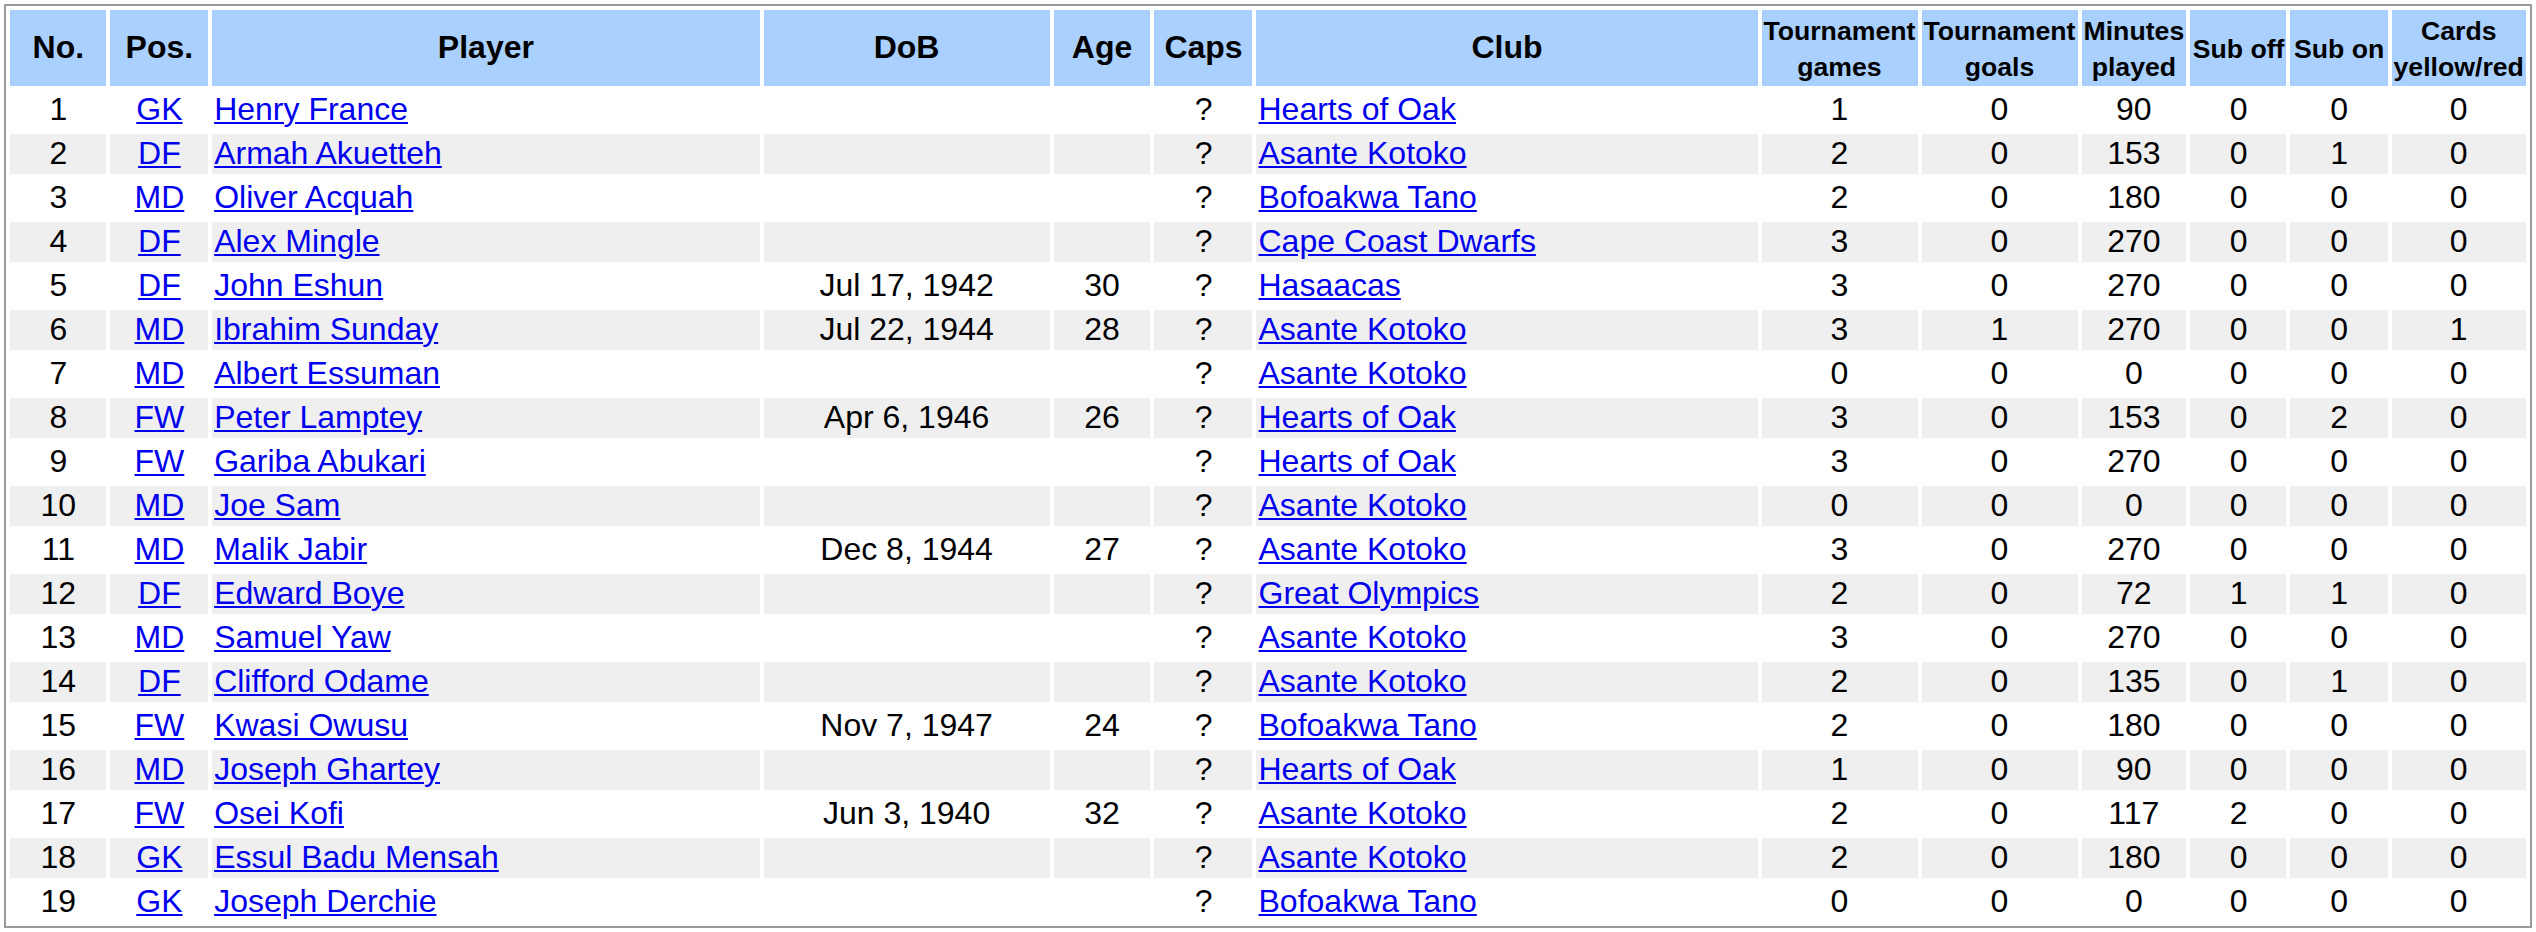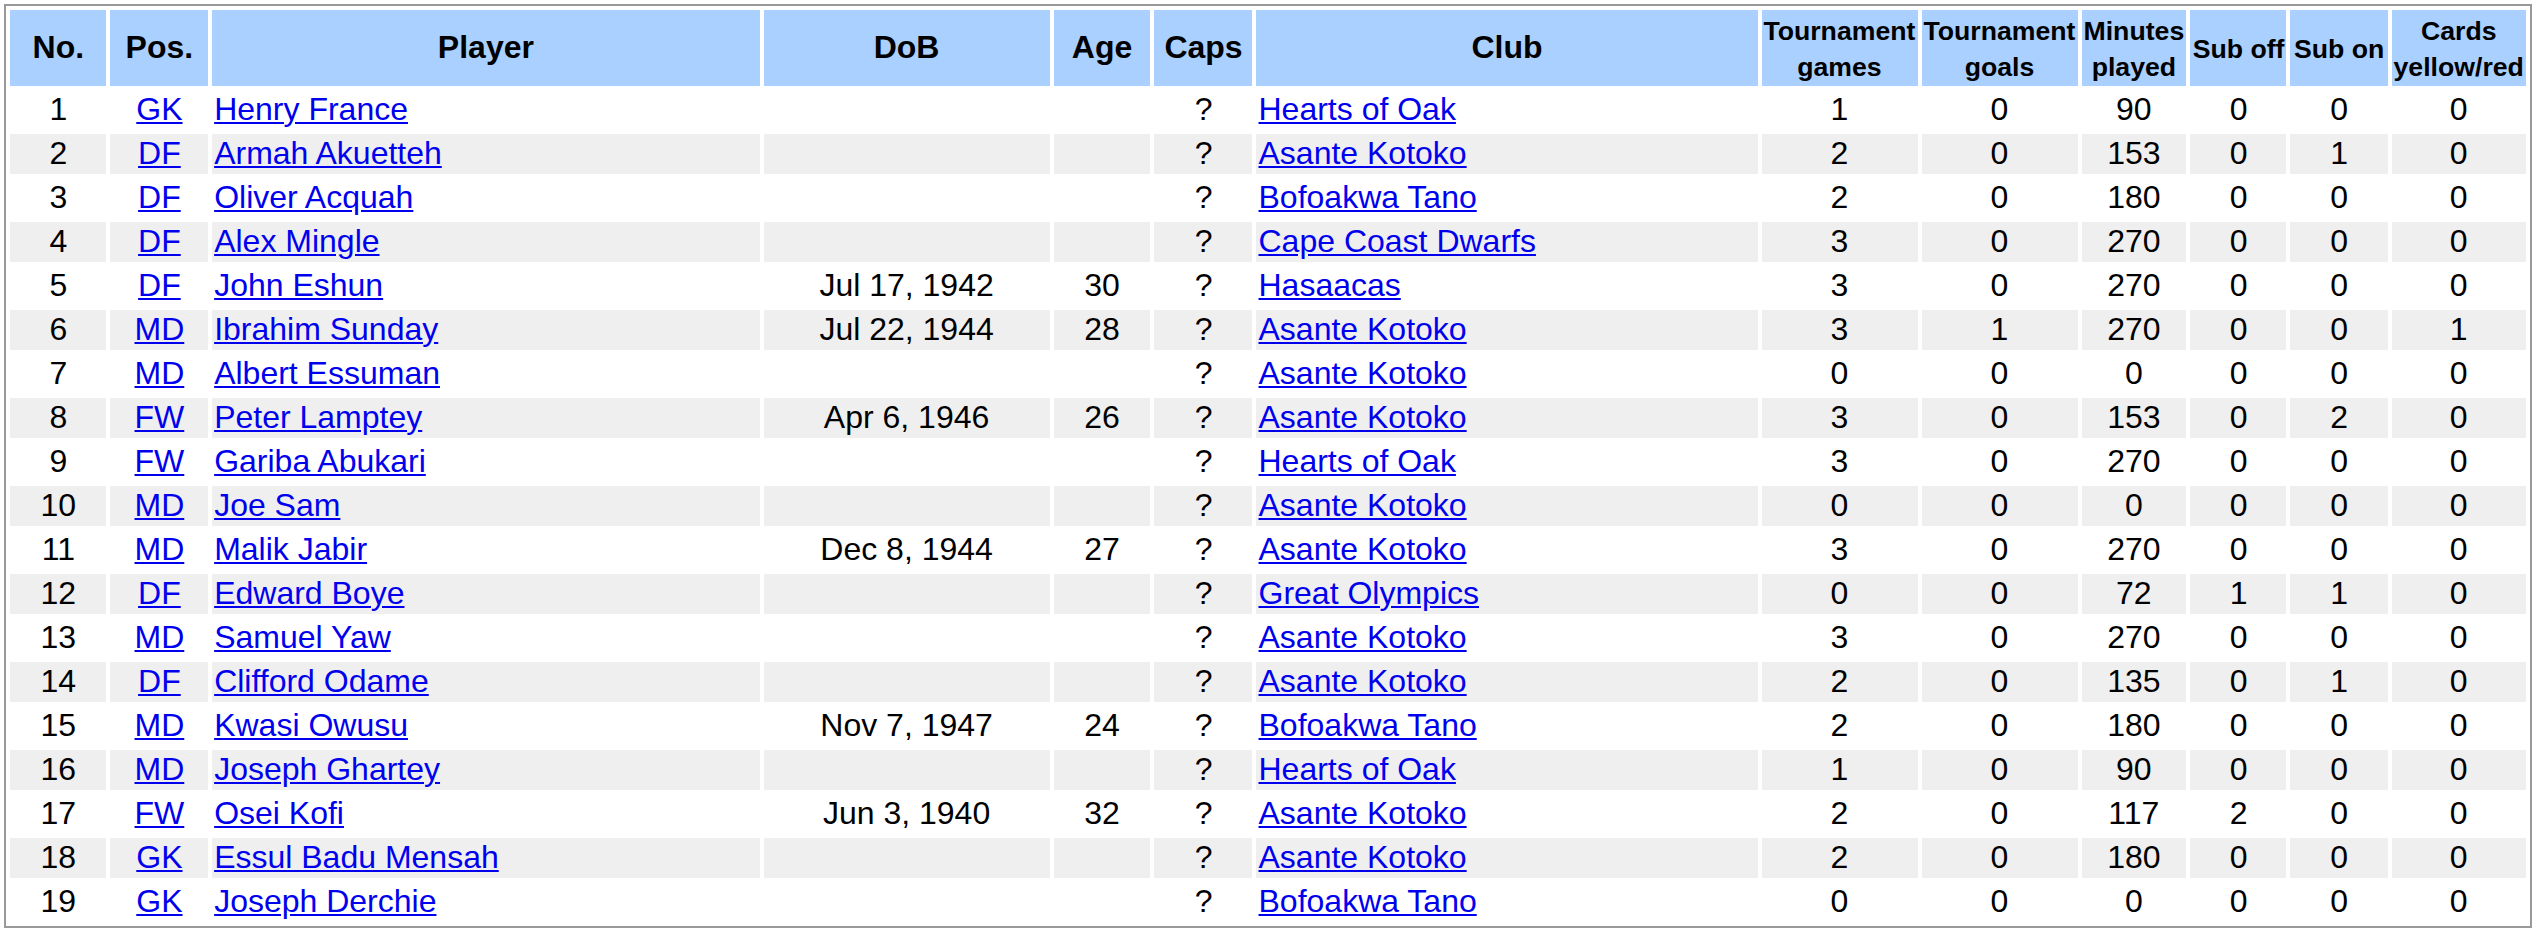(159, 197) MD -> (159, 197) DF
(1357, 417) Hearts of Oak -> (1363, 417) Asante Kotoko
(1839, 593) 2 -> (1839, 593) 0
(159, 725) FW -> (159, 725) MD
